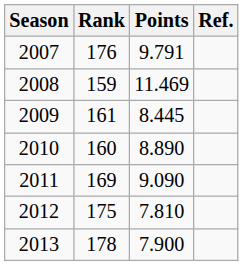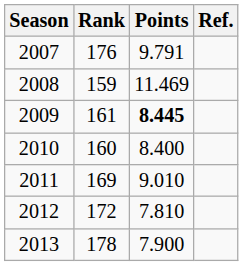(162, 116) normal -> (162, 116) bold
(162, 148) 8.890 -> (162, 148) 8.400
(162, 180) 9.090 -> (162, 180) 9.010
(101, 212) 175 -> (101, 212) 172
